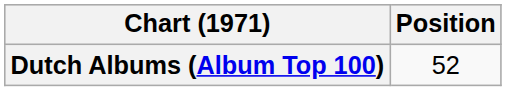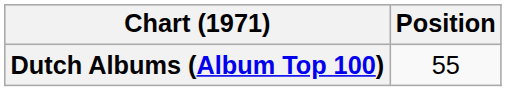(446, 64) 52 -> (446, 64) 55
